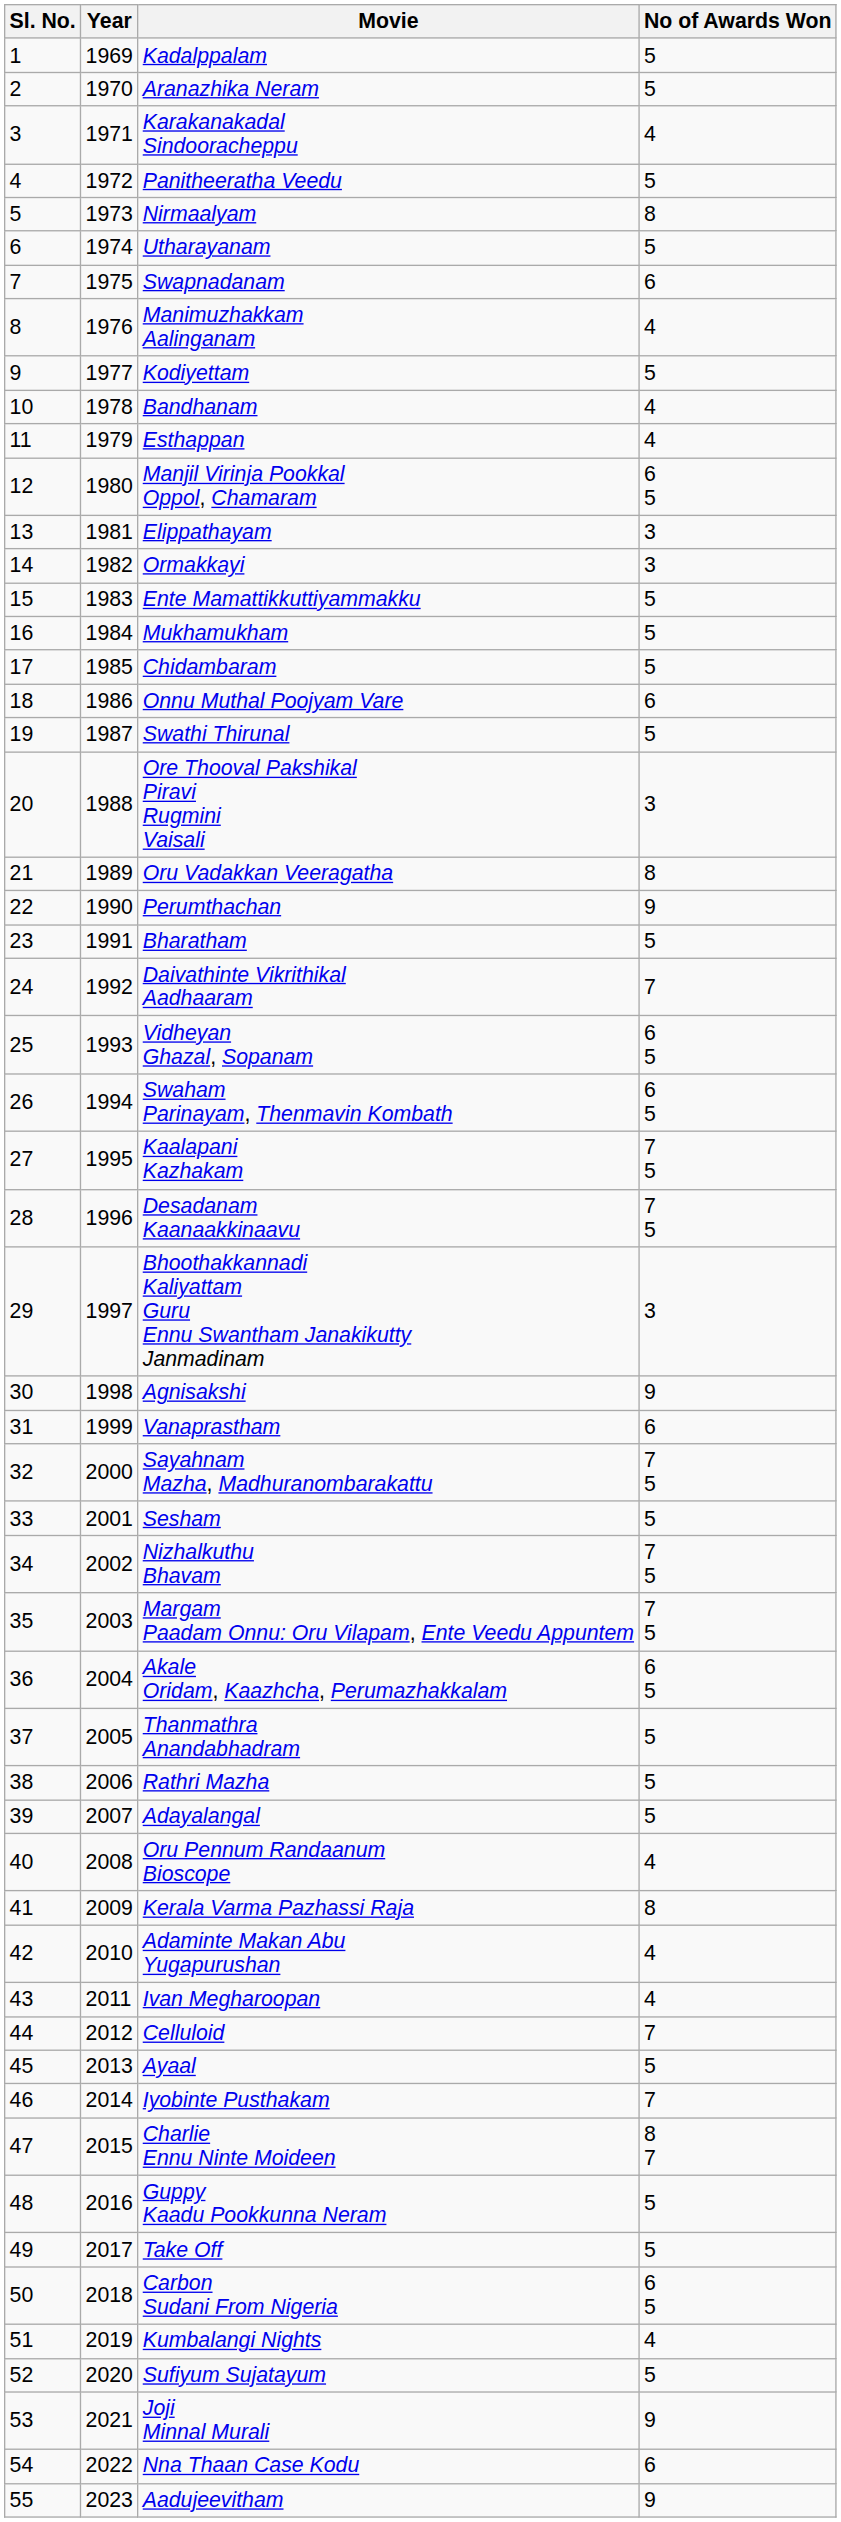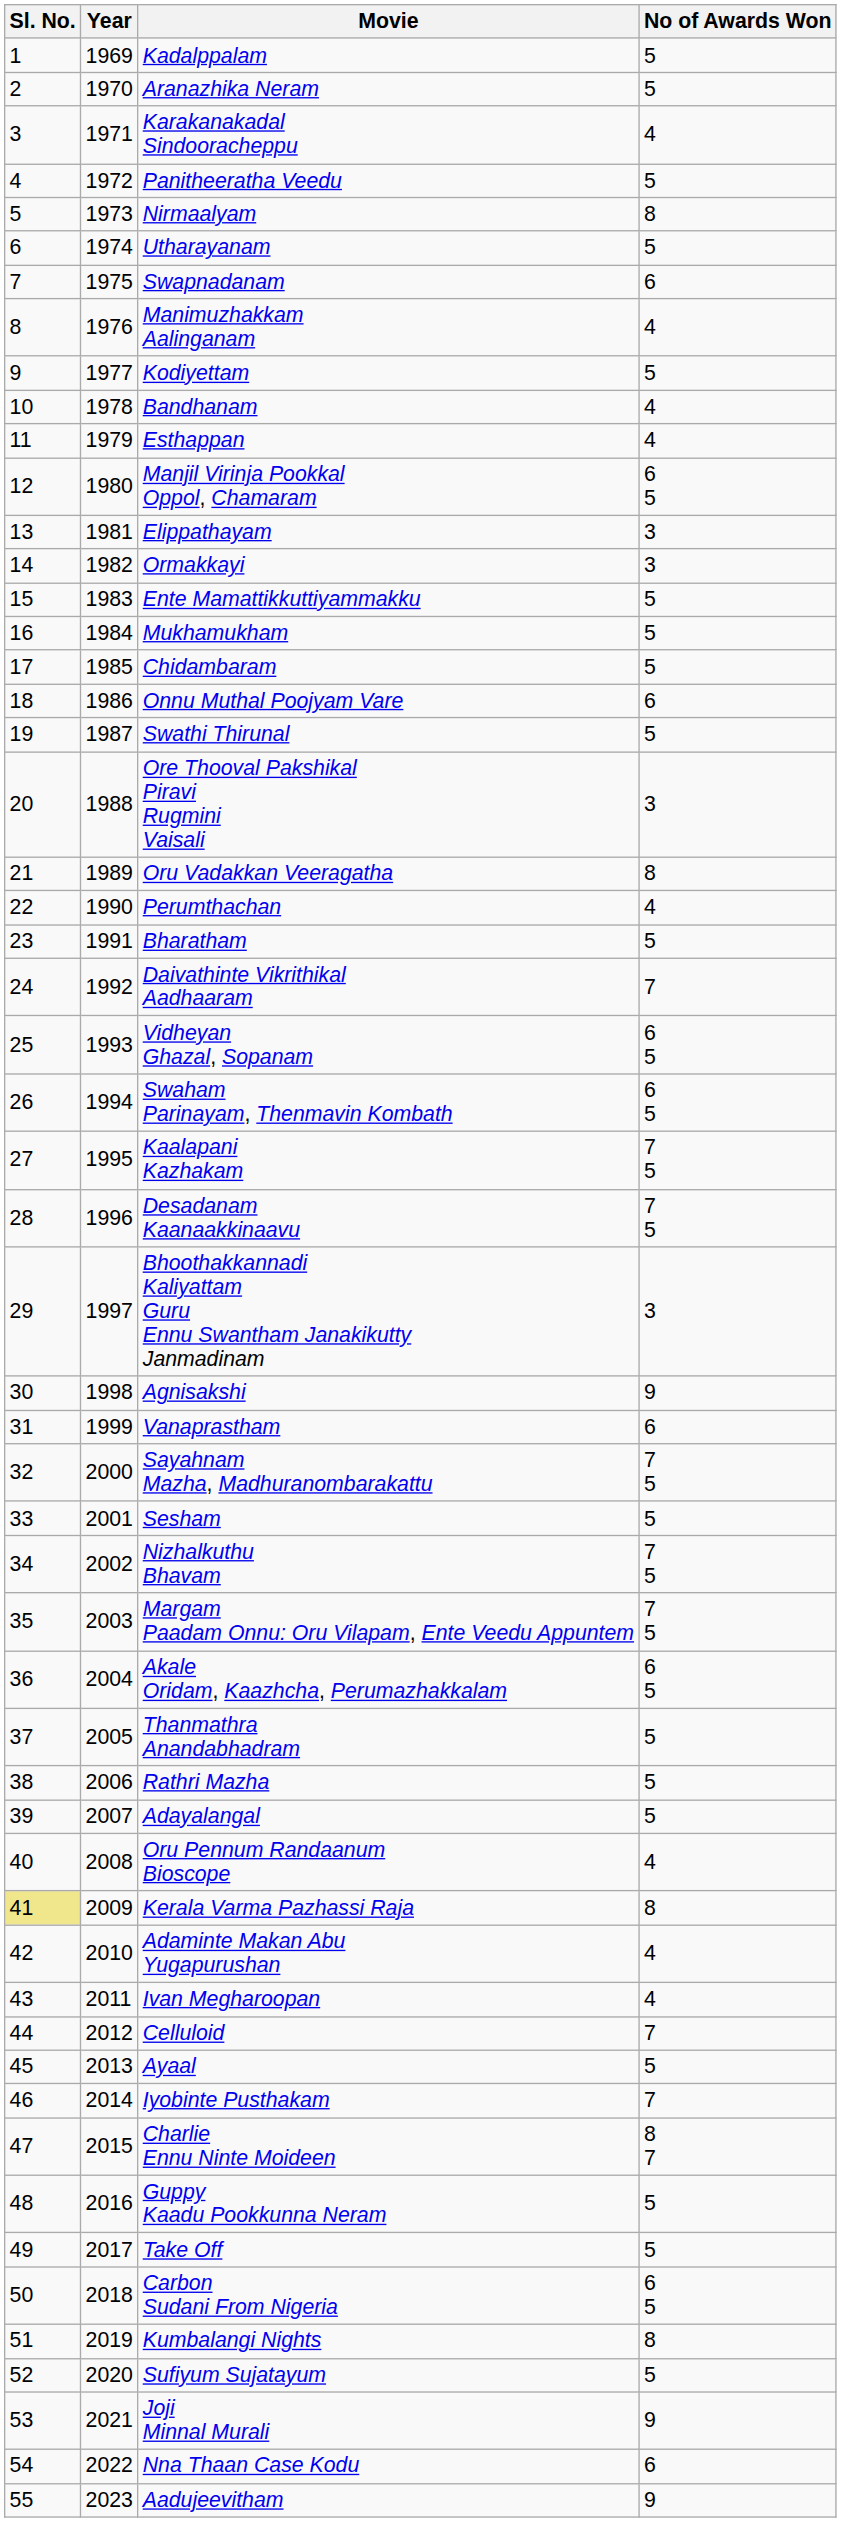(650, 907) 9 -> (650, 907) 4
(21, 1907) no background -> (21, 1907) khaki background
(650, 2341) 4 -> (650, 2341) 8
